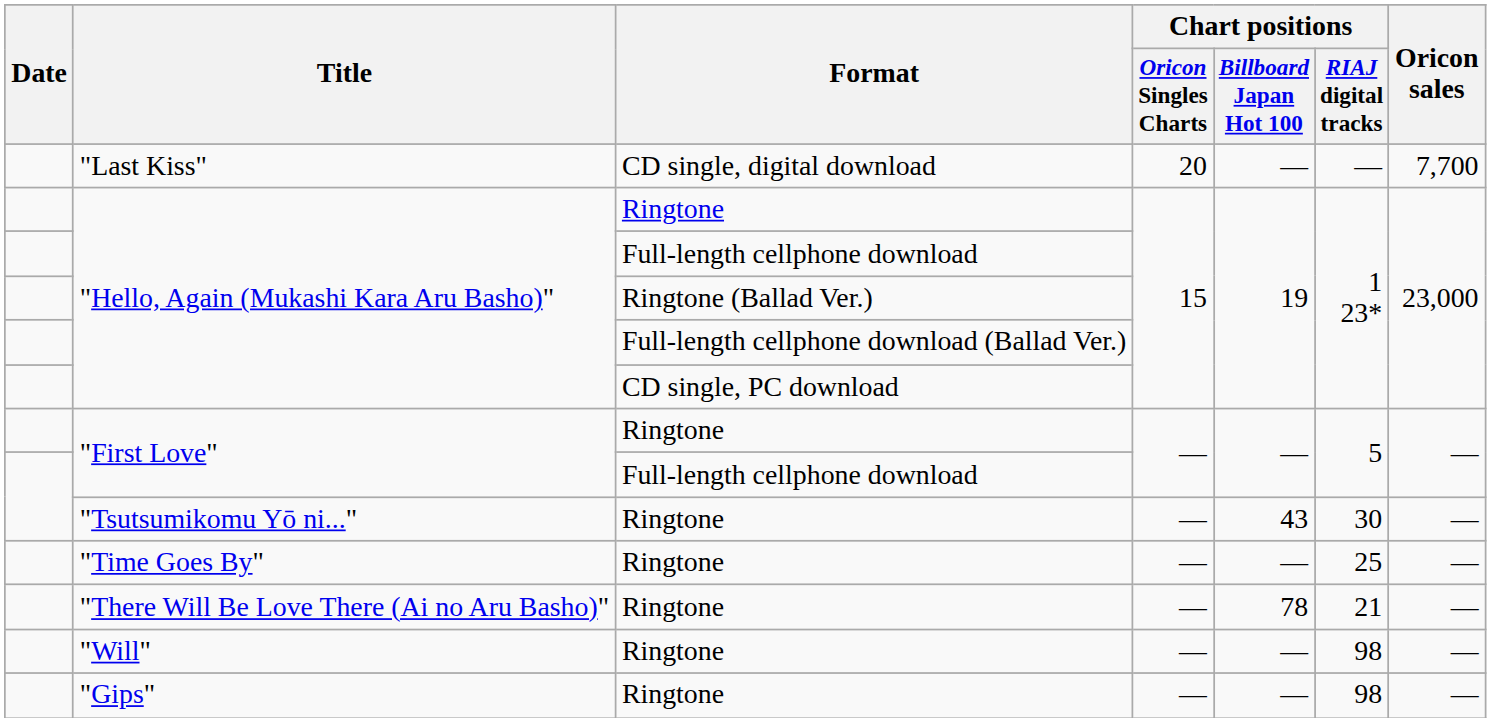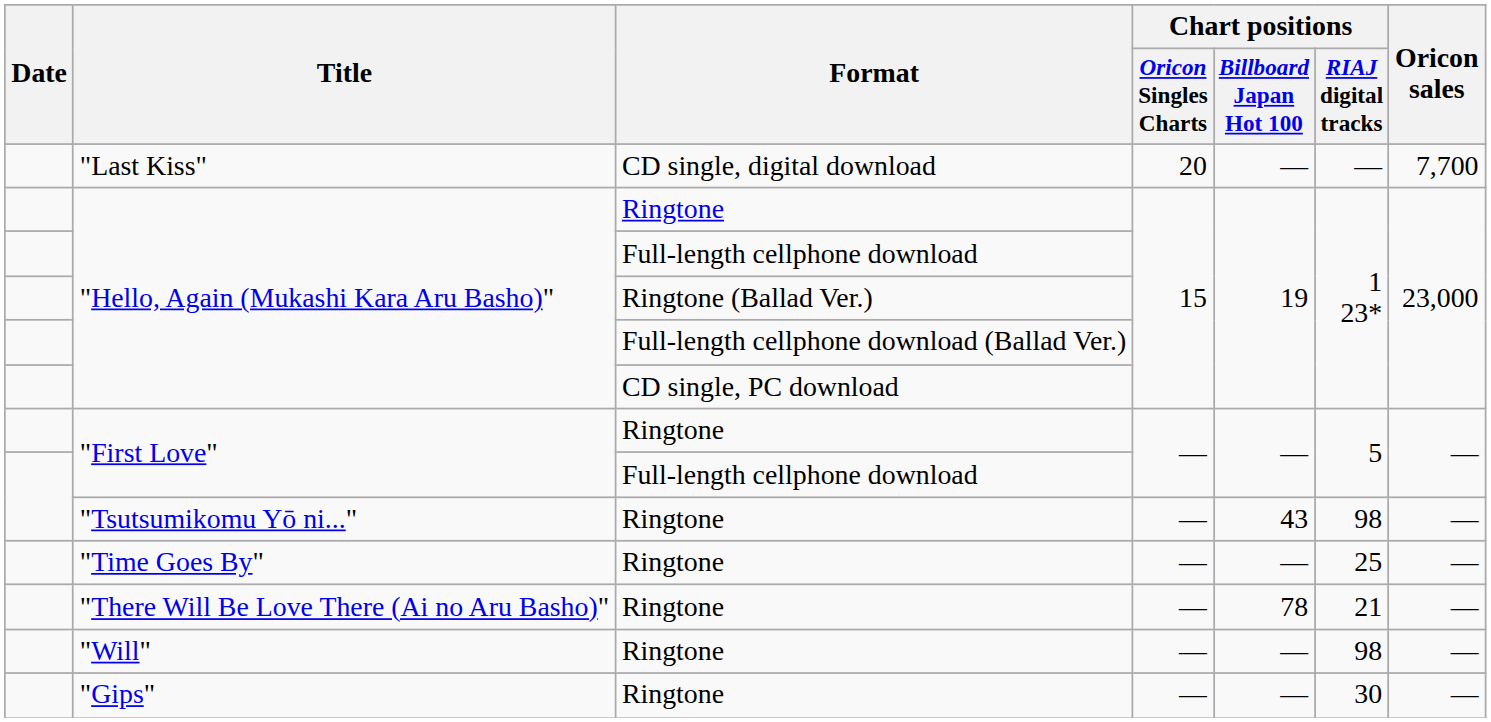(1368, 518) 30 -> (1368, 518) 98
(1368, 695) 98 -> (1368, 695) 30
